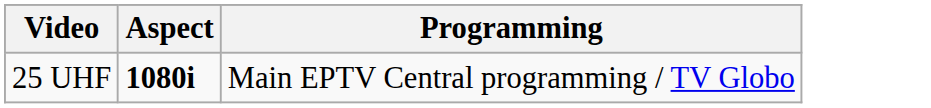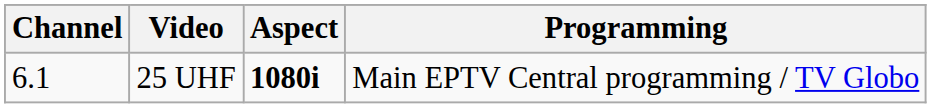+ column: (67, 28)
